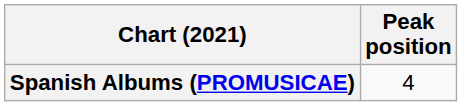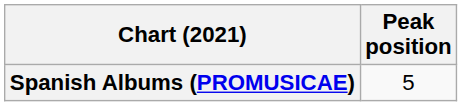(408, 82) 4 -> (408, 82) 5
